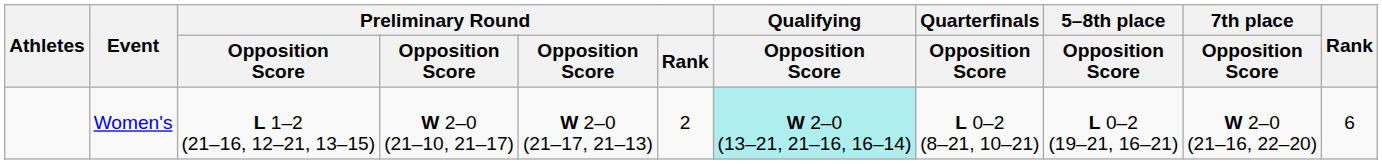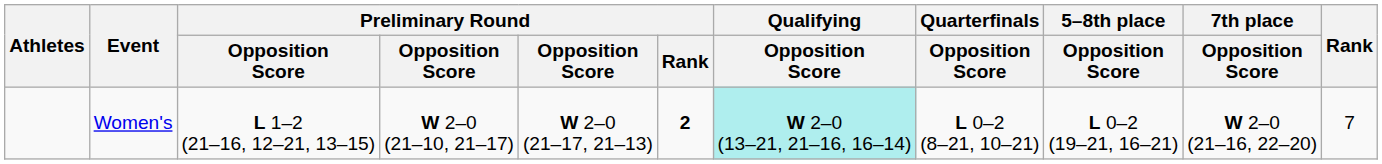(685, 123) normal -> (685, 123) bold
(1349, 123) 6 -> (1349, 123) 7
